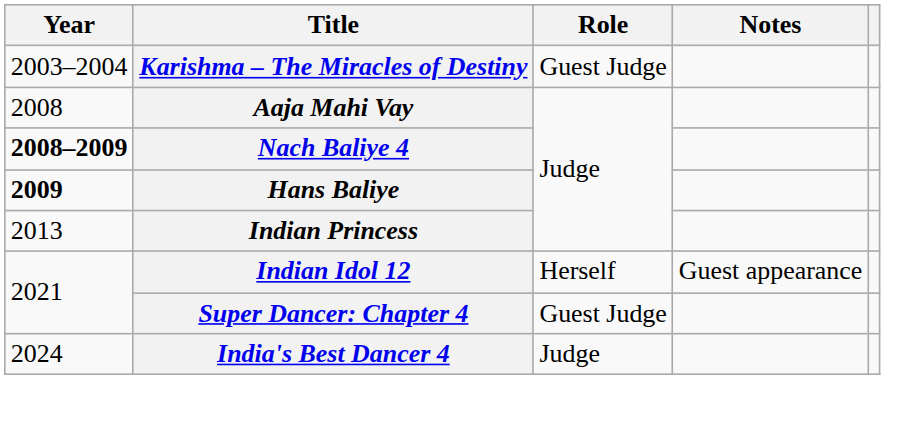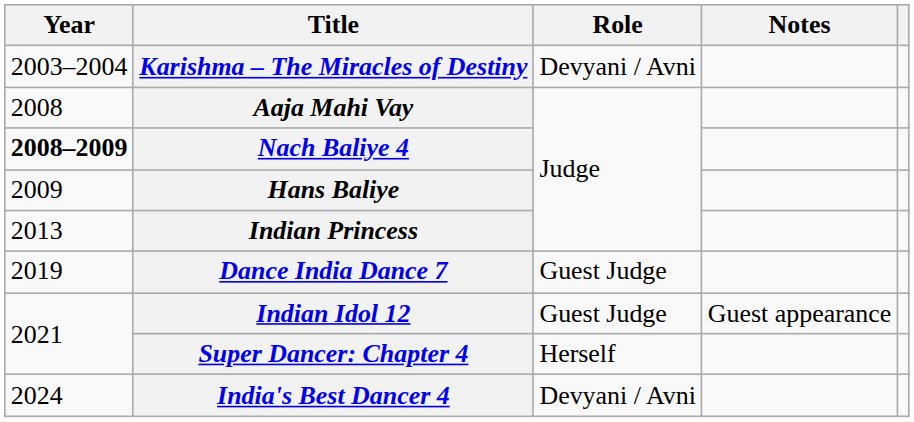(603, 66) Guest Judge -> (618, 66) Devyani / Avni
(37, 189) bold -> (37, 189) normal
+ row: (333, 271)
(578, 271) Herself -> (603, 312) Guest Judge
(603, 312) Guest Judge -> (578, 353) Herself
(570, 353) Judge -> (618, 395) Devyani / Avni
